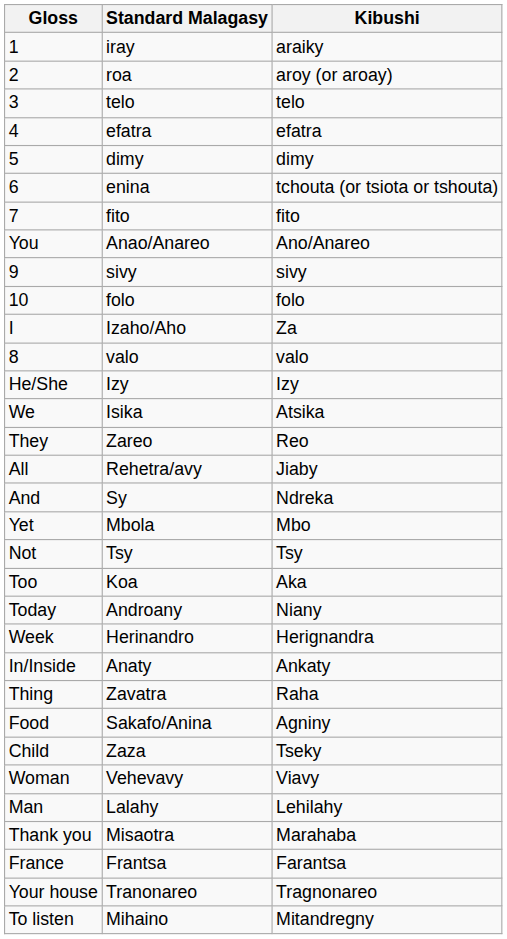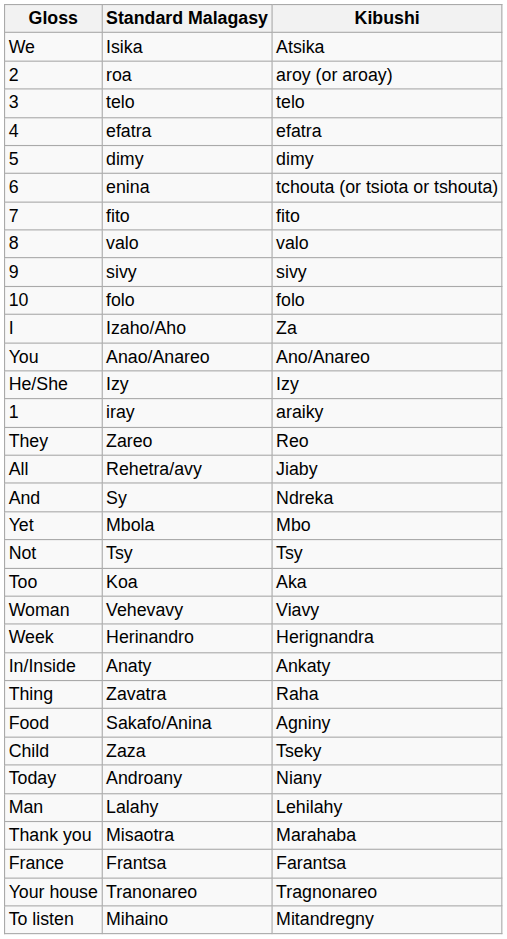rows swapped: (14, 46) <-> (22, 412)
rows swapped: (14, 356) <-> (24, 243)
rows swapped: (32, 610) <-> (39, 779)
